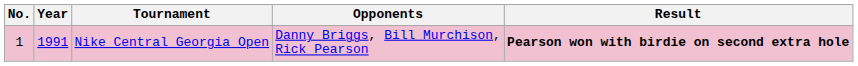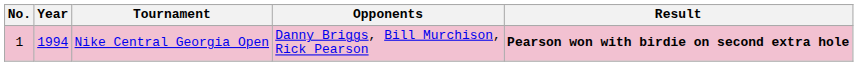(53, 44) 1991 -> (53, 44) 1994
